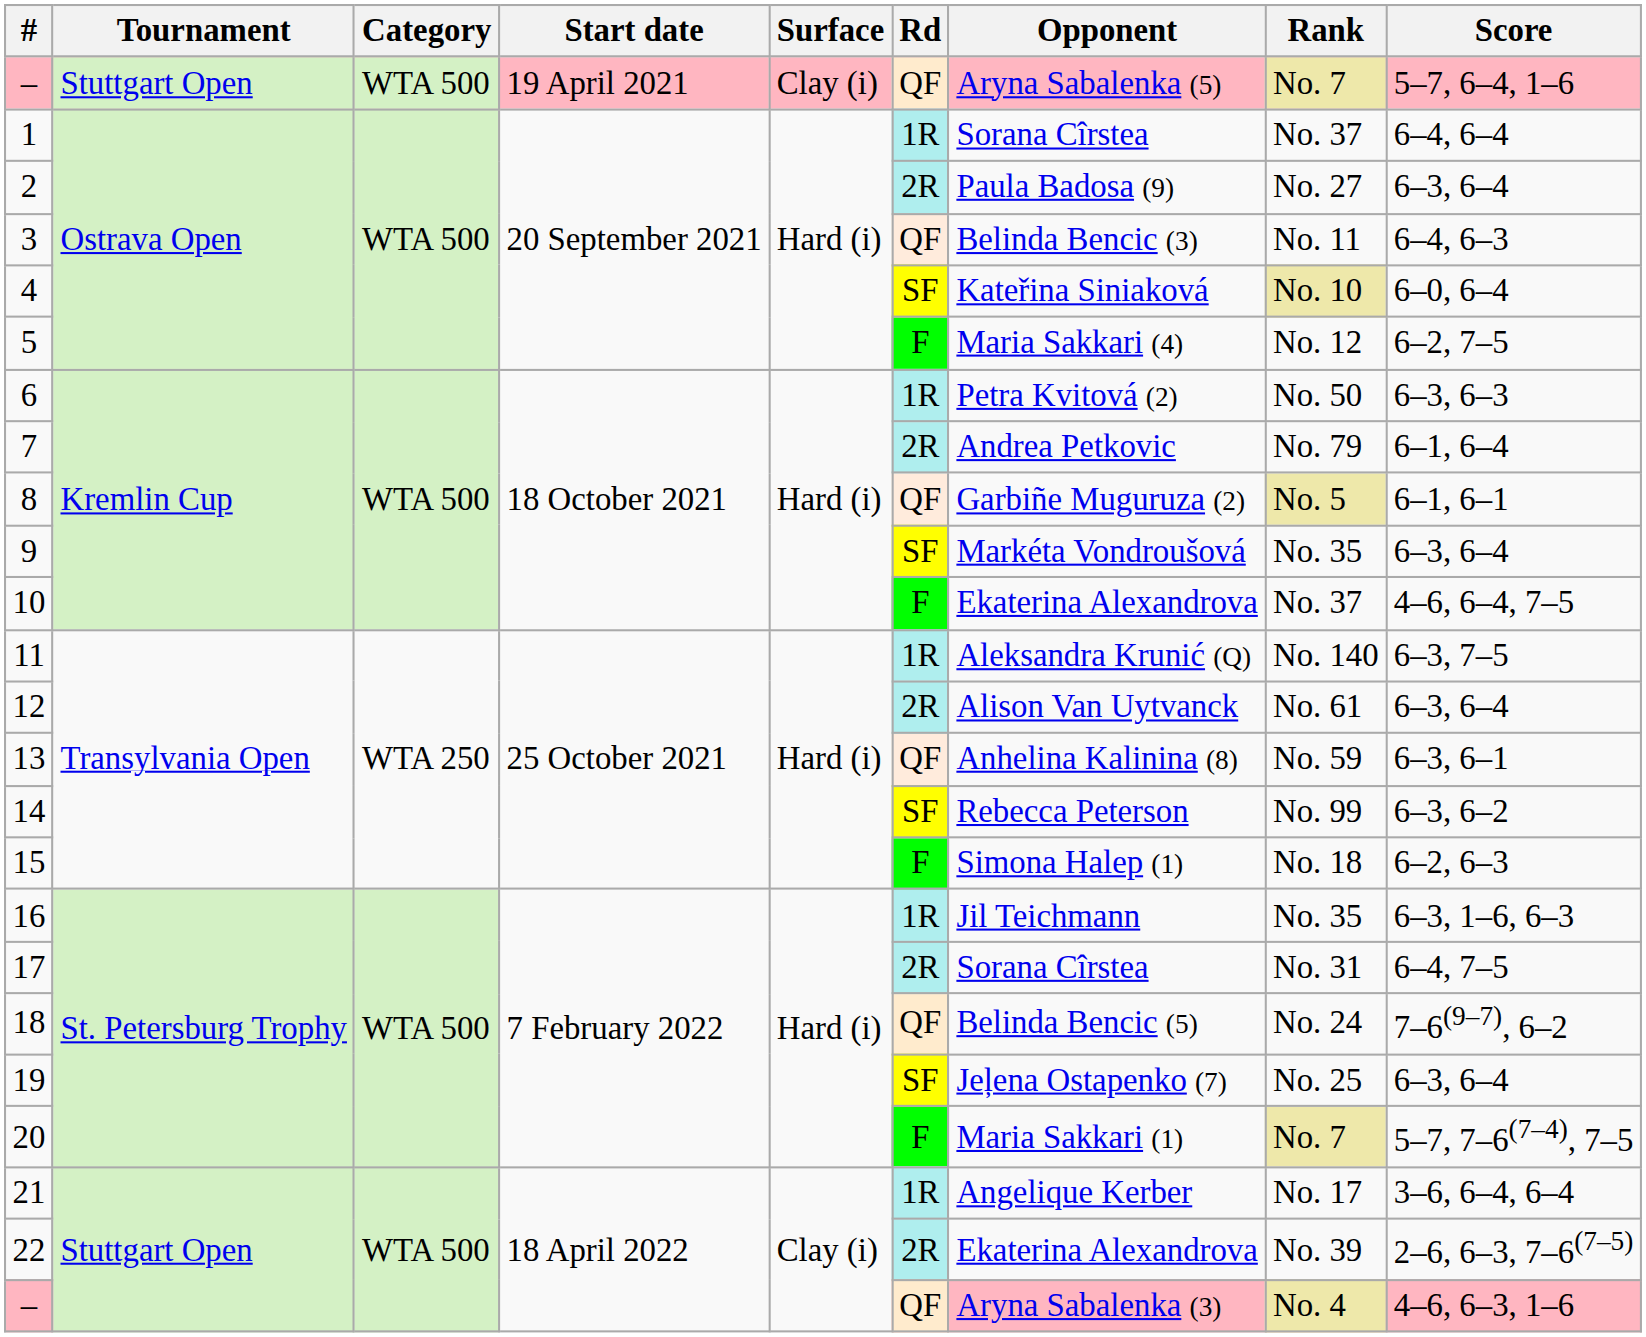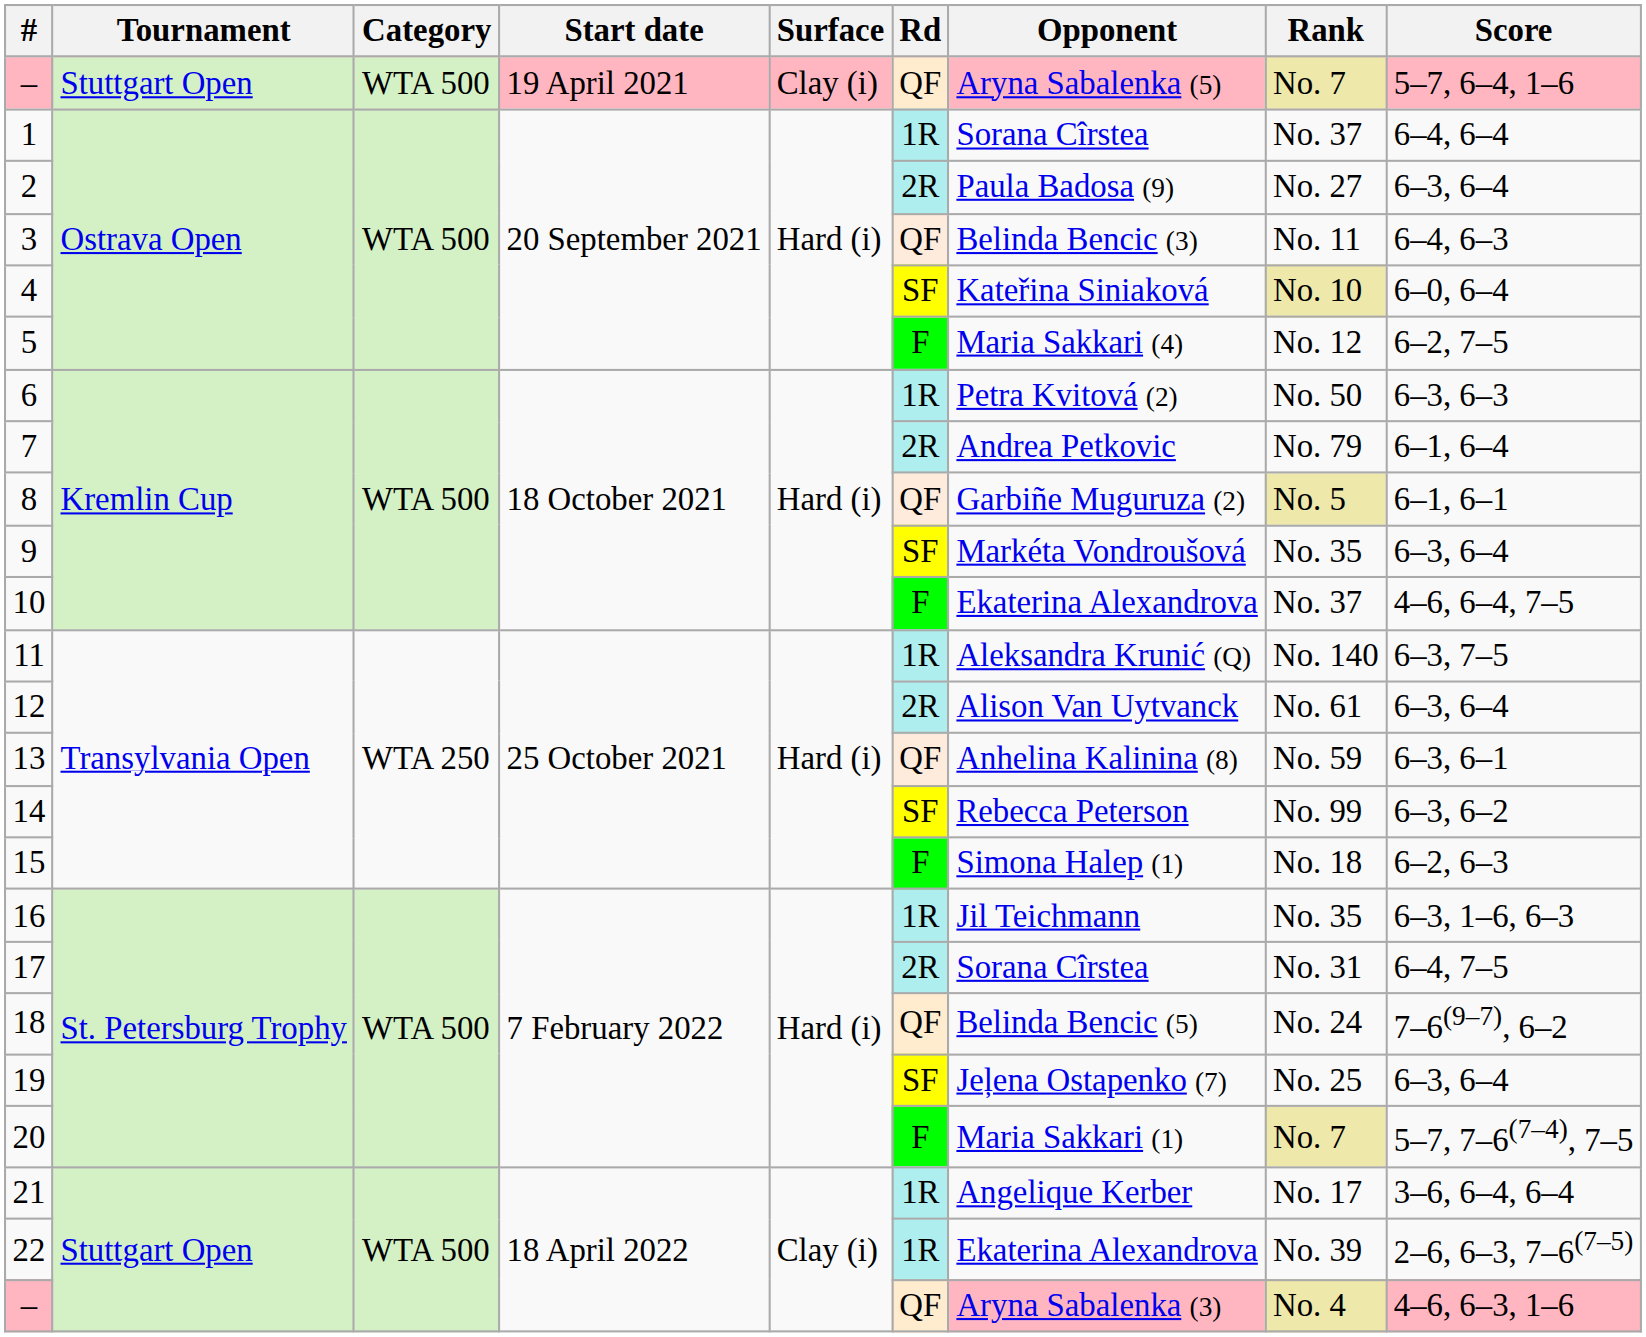(920, 1249) 2R -> (920, 1249) 1R
